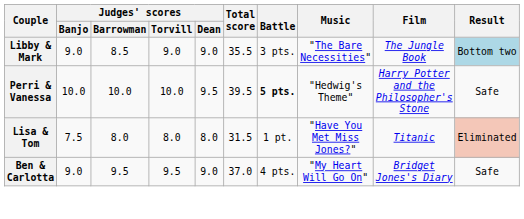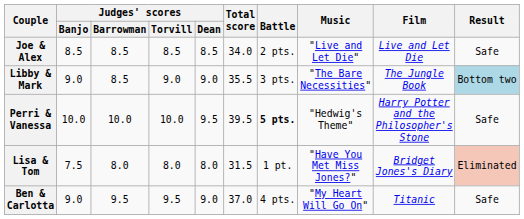+ row: (30, 51)
(414, 137) Titanic -> (414, 165) Bridget Jones's Diary
(414, 171) Bridget Jones's Diary -> (414, 200) Titanic
